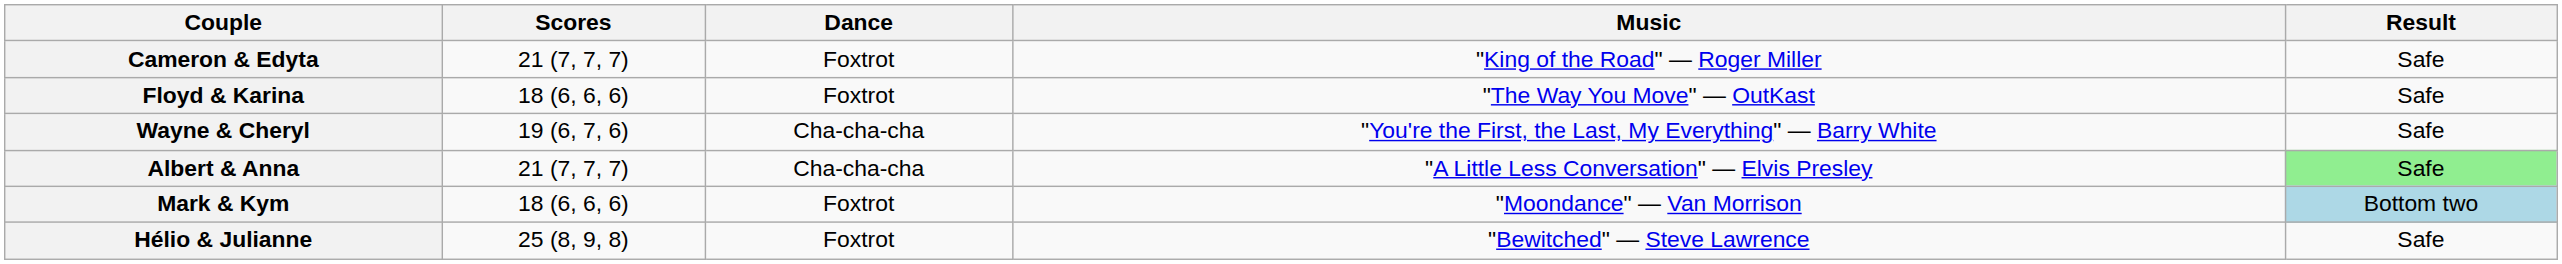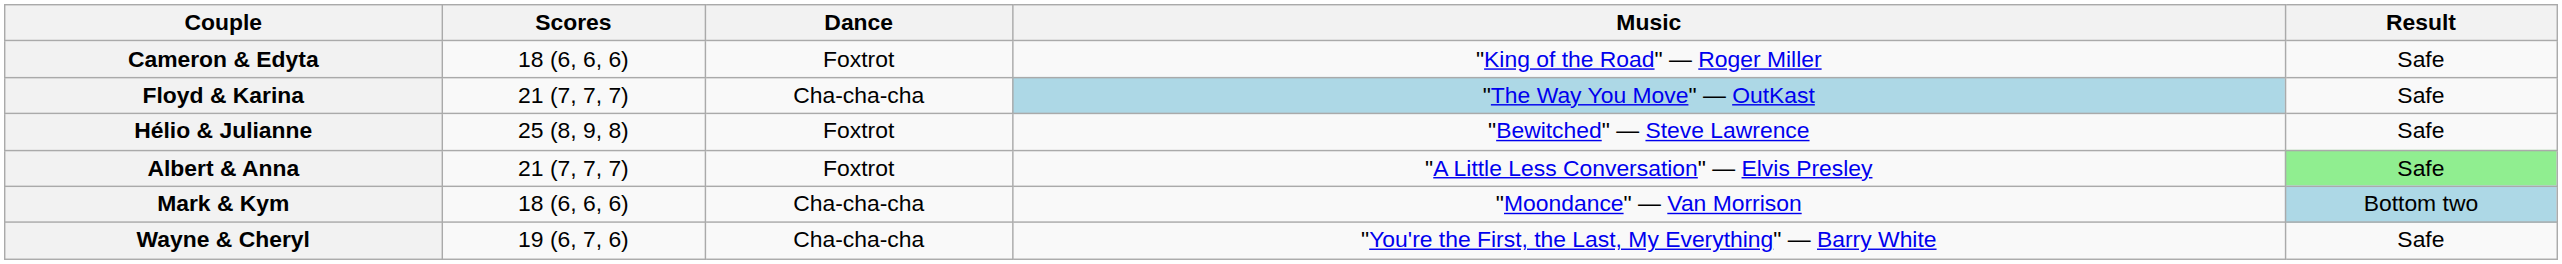(573, 58) 21 (7, 7, 7) -> (573, 58) 18 (6, 6, 6)
(573, 95) 18 (6, 6, 6) -> (573, 95) 21 (7, 7, 7)
(859, 95) Foxtrot -> (859, 95) Cha-cha-cha
(1649, 95) no background -> (1649, 95) lightblue background
rows swapped: (223, 240) <-> (223, 131)
(859, 167) Cha-cha-cha -> (859, 167) Foxtrot
(859, 204) Foxtrot -> (859, 204) Cha-cha-cha
